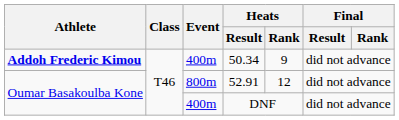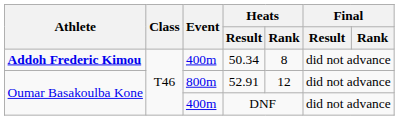(284, 60) 9 -> (284, 60) 8
